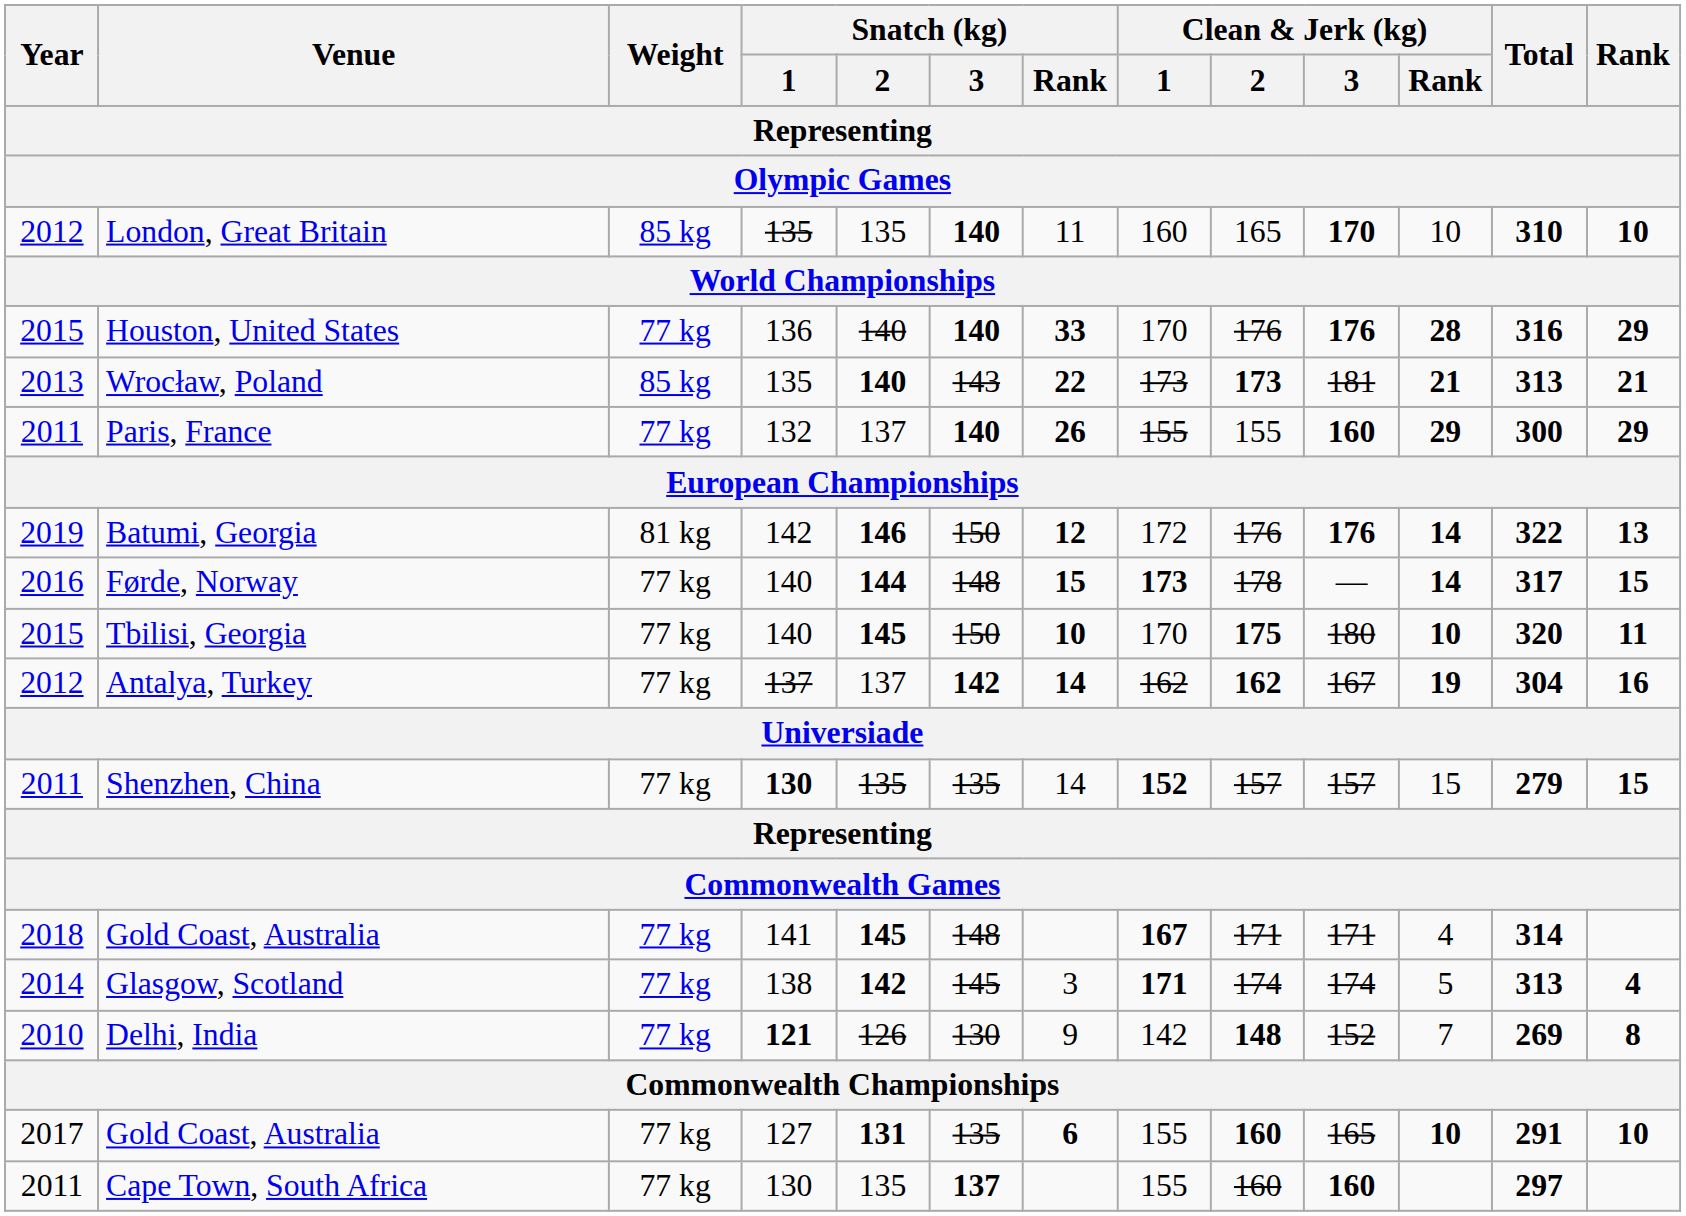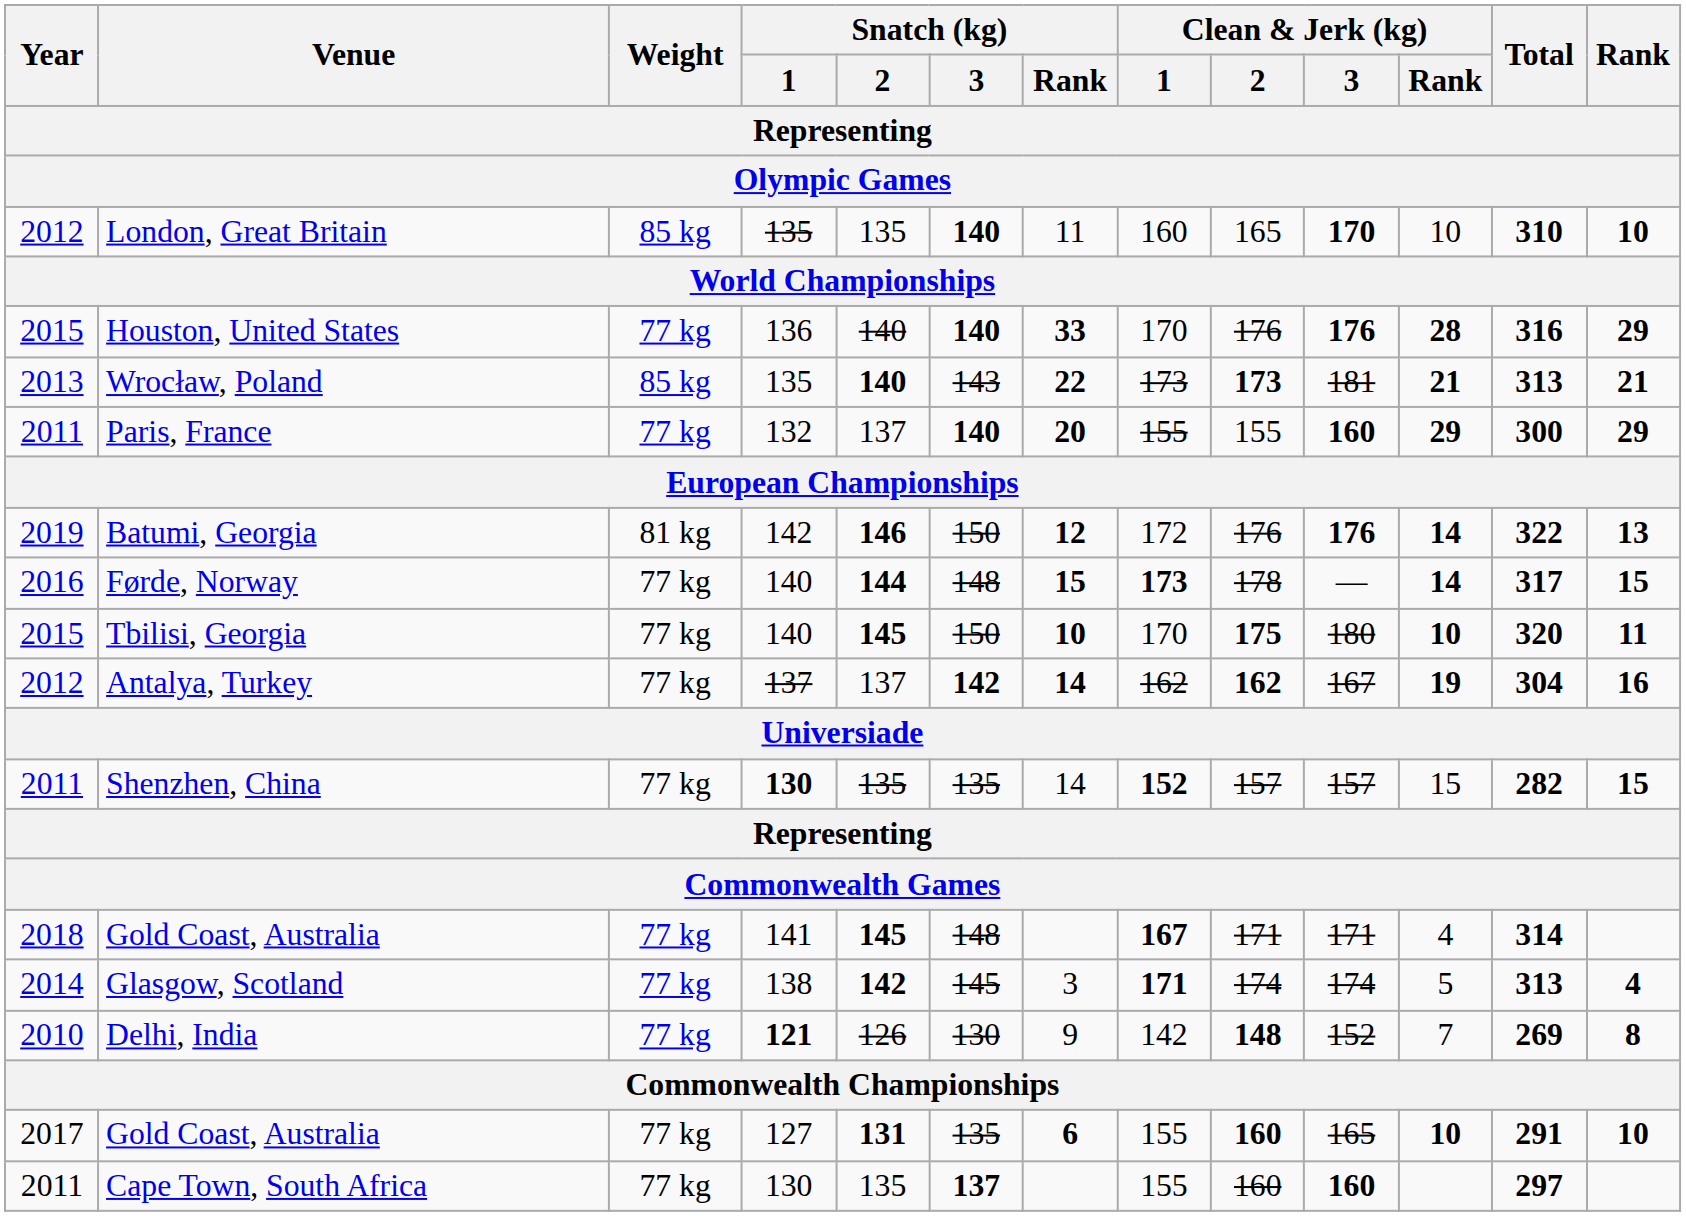(1070, 431) 26 -> (1070, 431) 20
(1539, 783) 279 -> (1539, 783) 282
